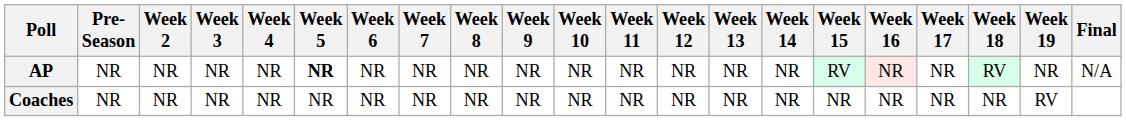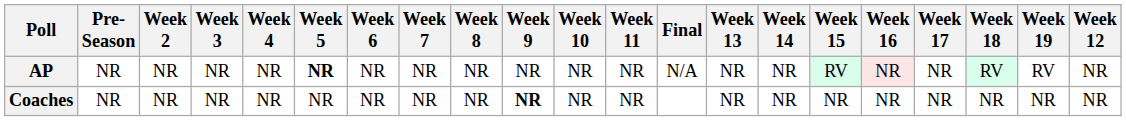columns swapped: (684, 30) <-> (1097, 30)
(1046, 71) NR -> (1043, 71) RV
(528, 101) normal -> (528, 101) bold
(1046, 101) RV -> (1043, 101) NR
